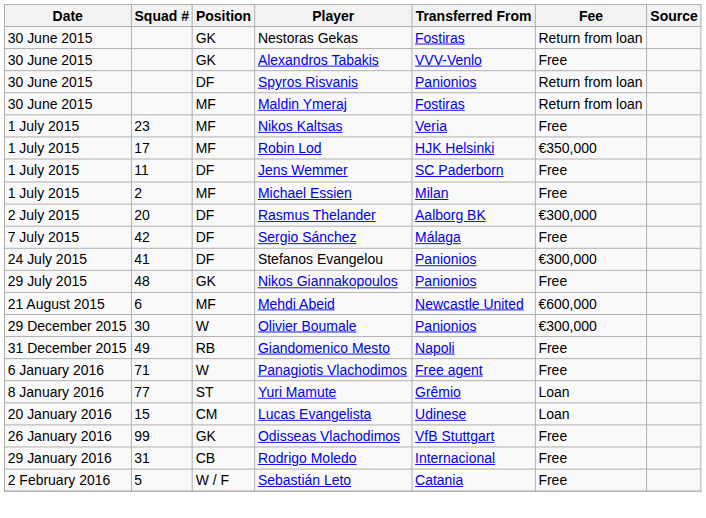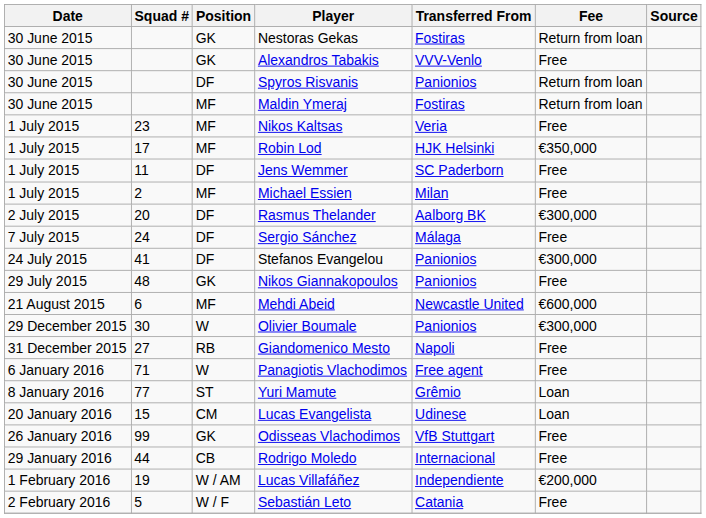(142, 237) 42 -> (142, 237) 24
(142, 348) 49 -> (142, 348) 27
(142, 458) 31 -> (142, 458) 44
+ row: (309, 481)
